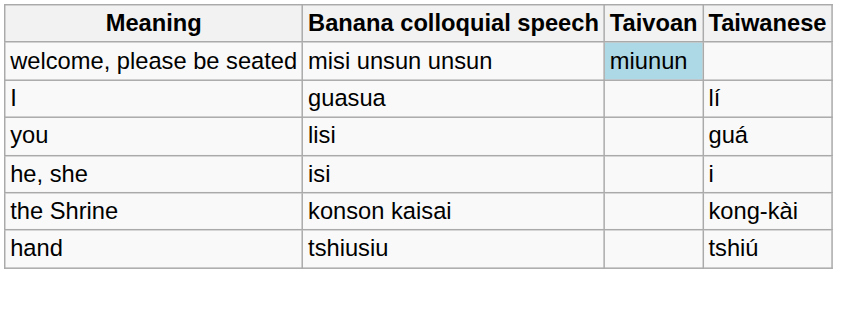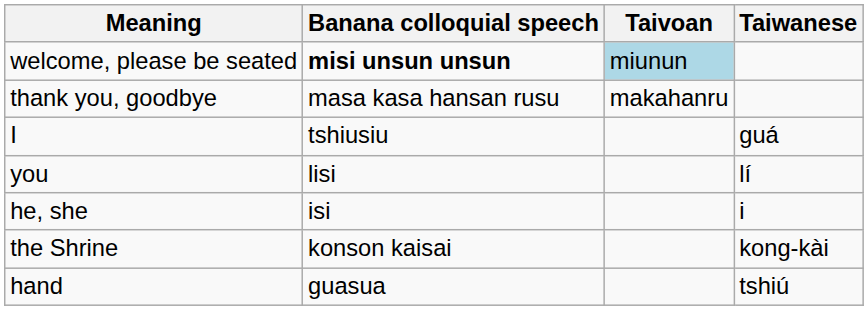(400, 60) normal -> (409, 60) bold
+ row: (114, 98)
(347, 98) guasua -> (348, 135) tshiusiu
(714, 98) lí -> (759, 135) guá
(728, 135) guá -> (745, 173) lí
(348, 248) tshiusiu -> (347, 286) guasua
